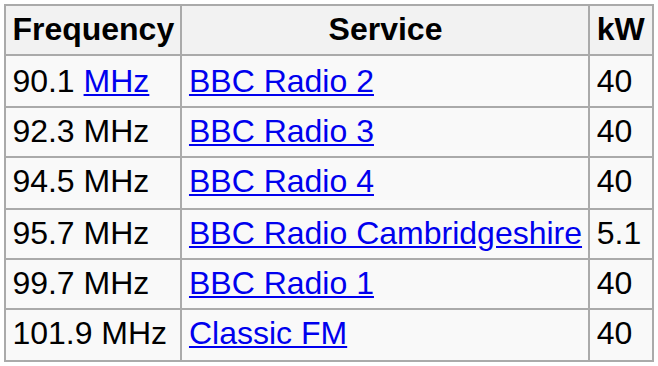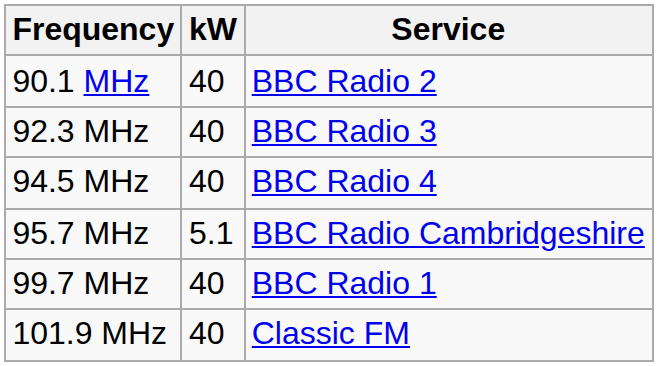columns swapped: (621, 29) <-> (386, 29)
